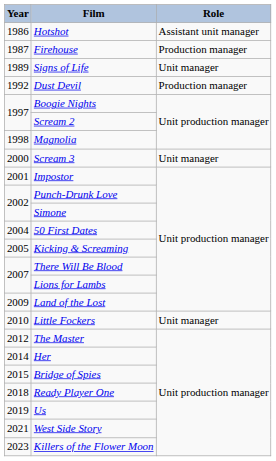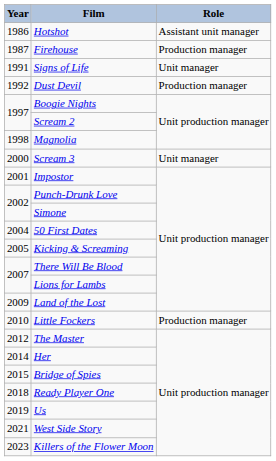(18, 67) 1989 -> (18, 67) 1991
(189, 320) Unit manager -> (203, 320) Production manager
